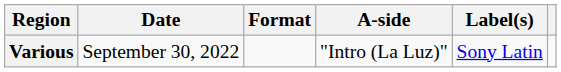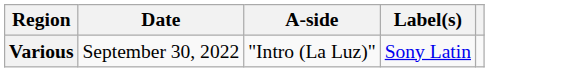- column: (280, 19)
